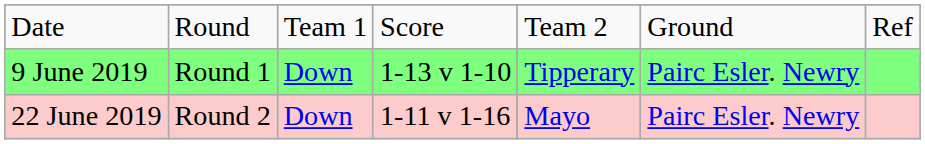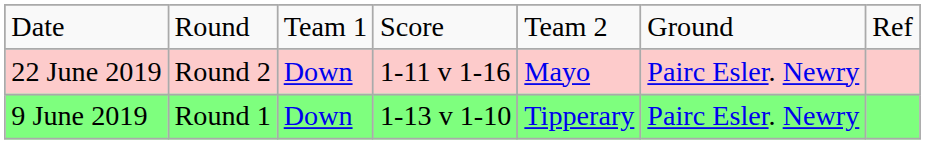rows swapped: (79, 71) <-> (86, 116)
